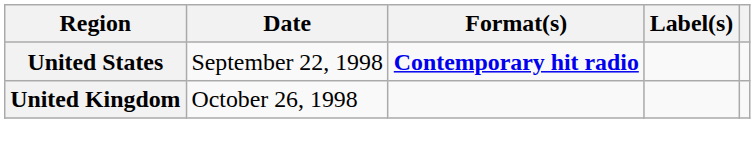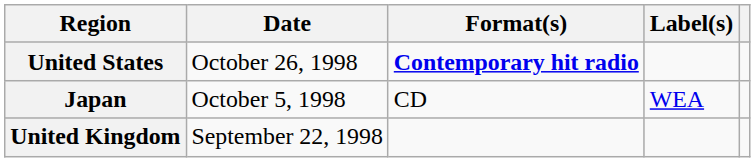(287, 61) September 22, 1998 -> (275, 61) October 26, 1998
+ row: (95, 99)
(275, 99) October 26, 1998 -> (287, 136) September 22, 1998
